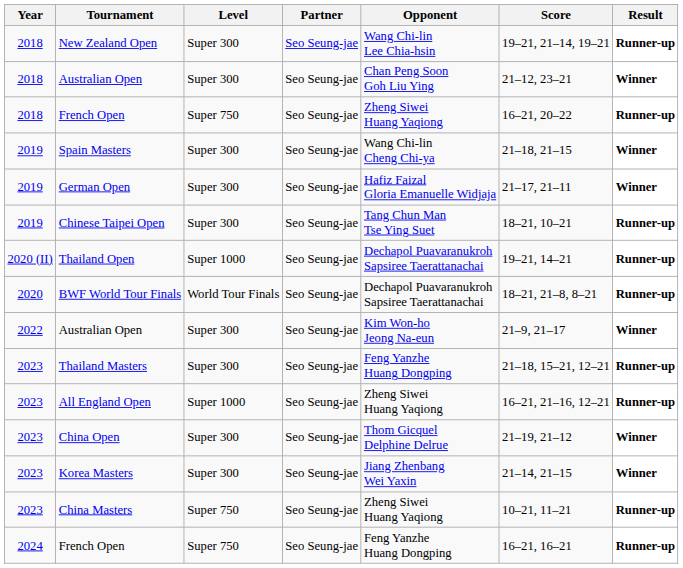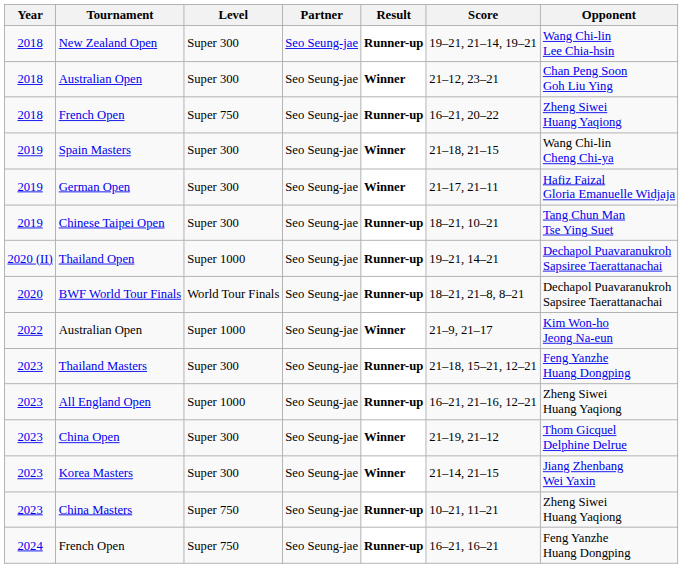columns swapped: (430, 15) <-> (645, 15)
(213, 330) Super 300 -> (216, 330) Super 1000
